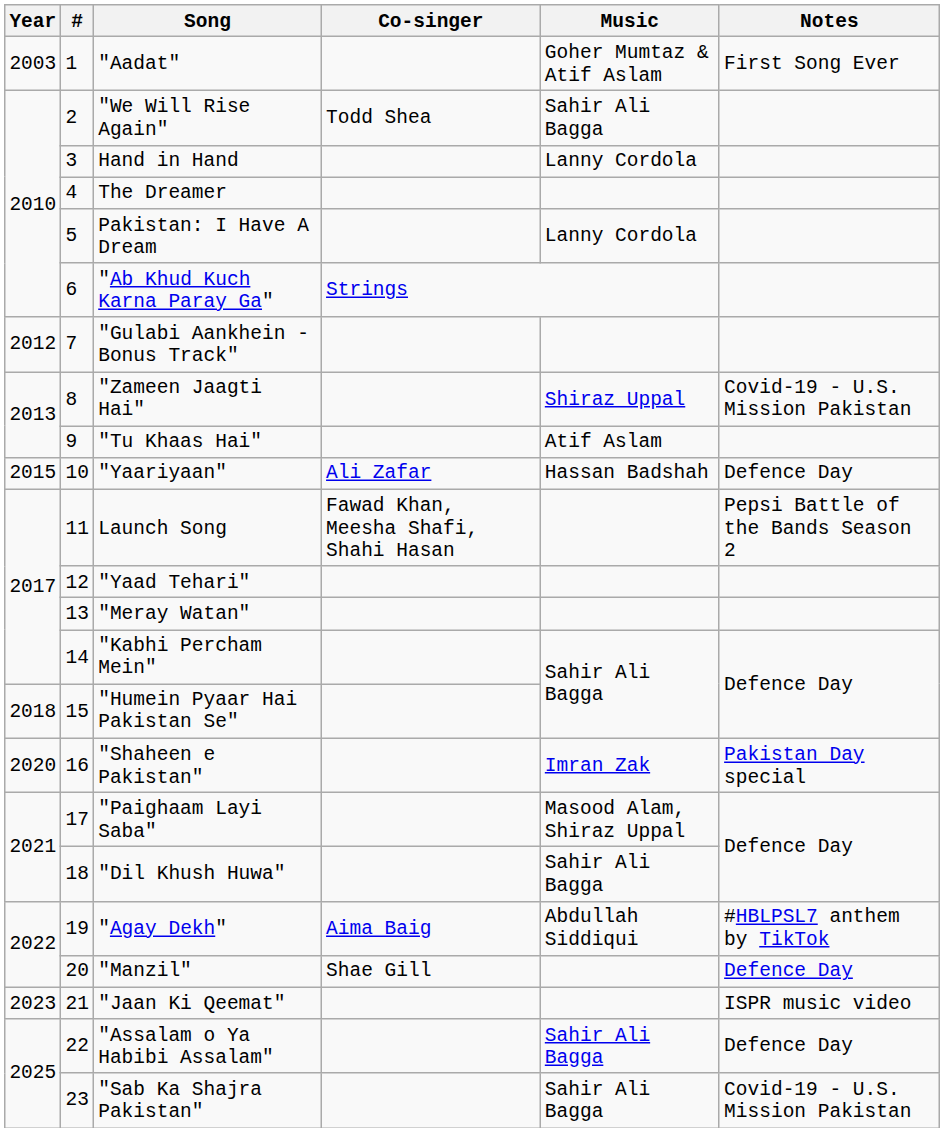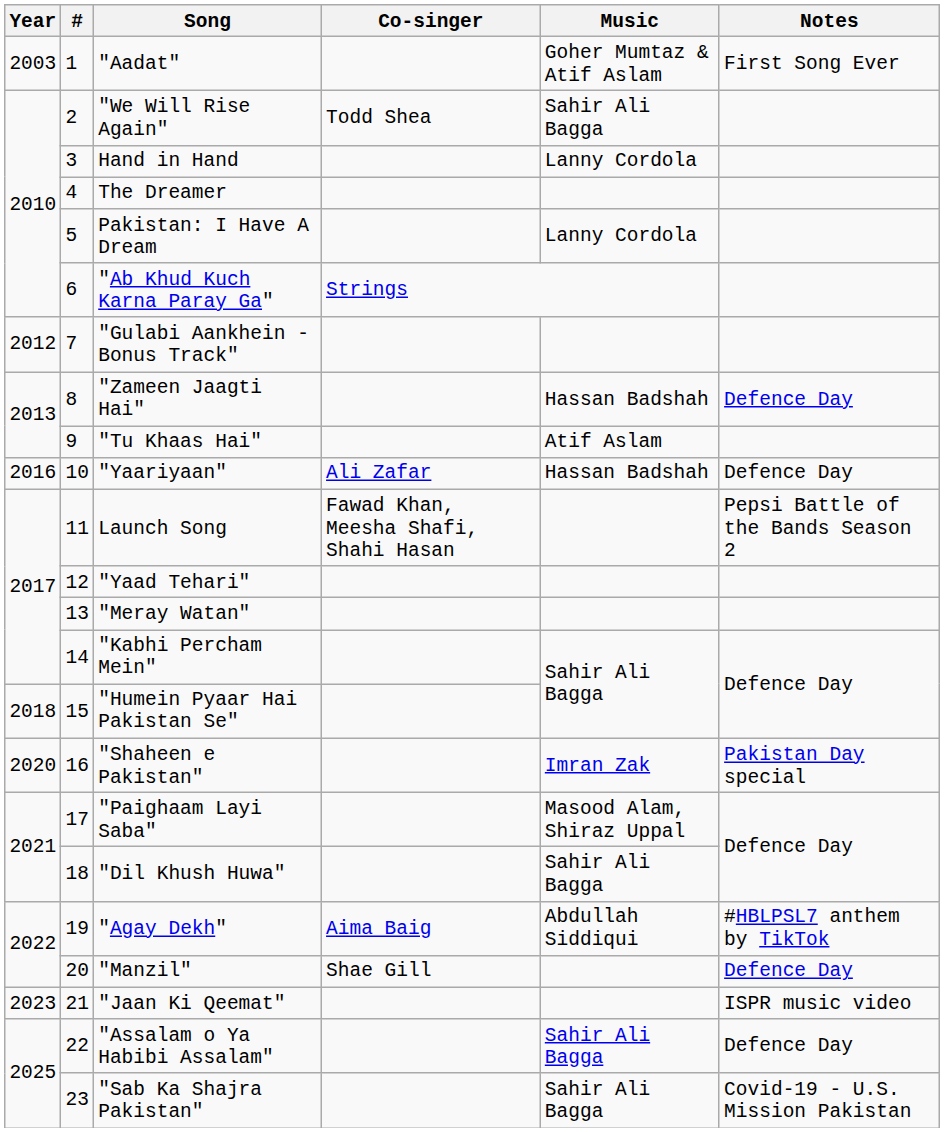(615, 399) Shiraz Uppal -> (627, 399) Hassan Badshah
(818, 399) Covid-19 - U.S. Mission Pakistan -> (788, 399) Defence Day
(33, 473) 2015 -> (33, 473) 2016
